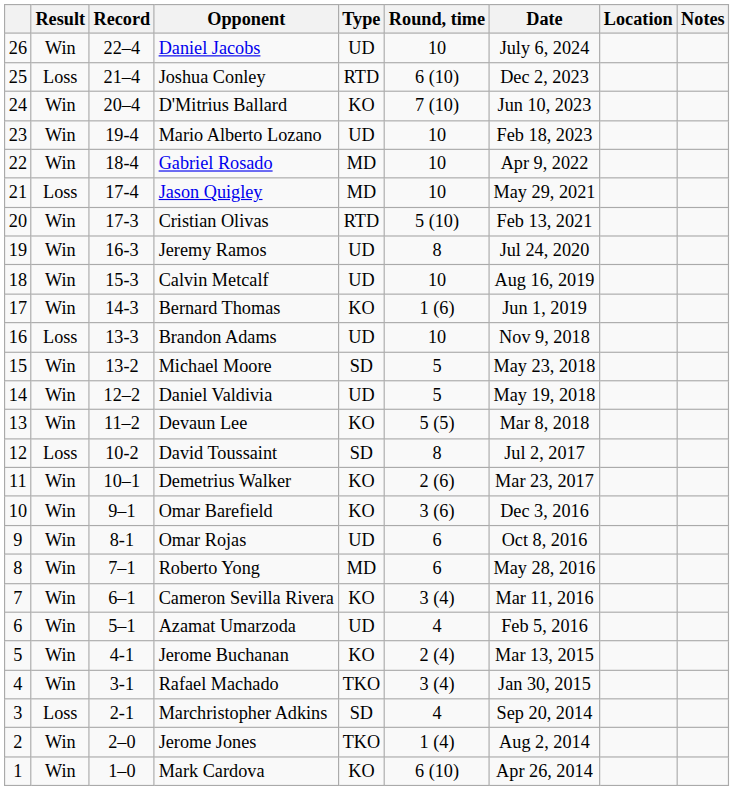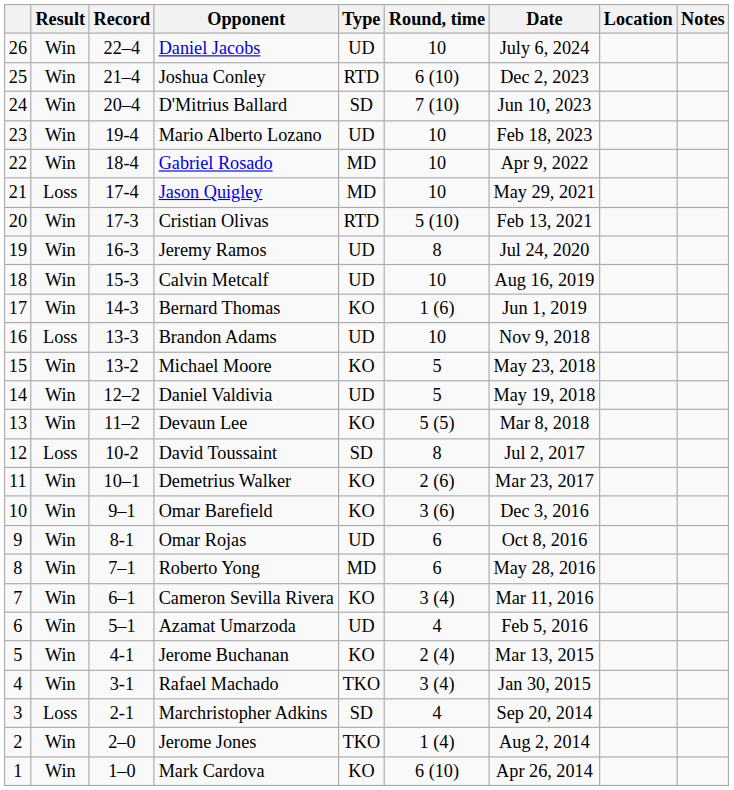(60, 76) Loss -> (60, 76) Win
(361, 105) KO -> (361, 105) SD
(361, 366) SD -> (361, 366) KO
